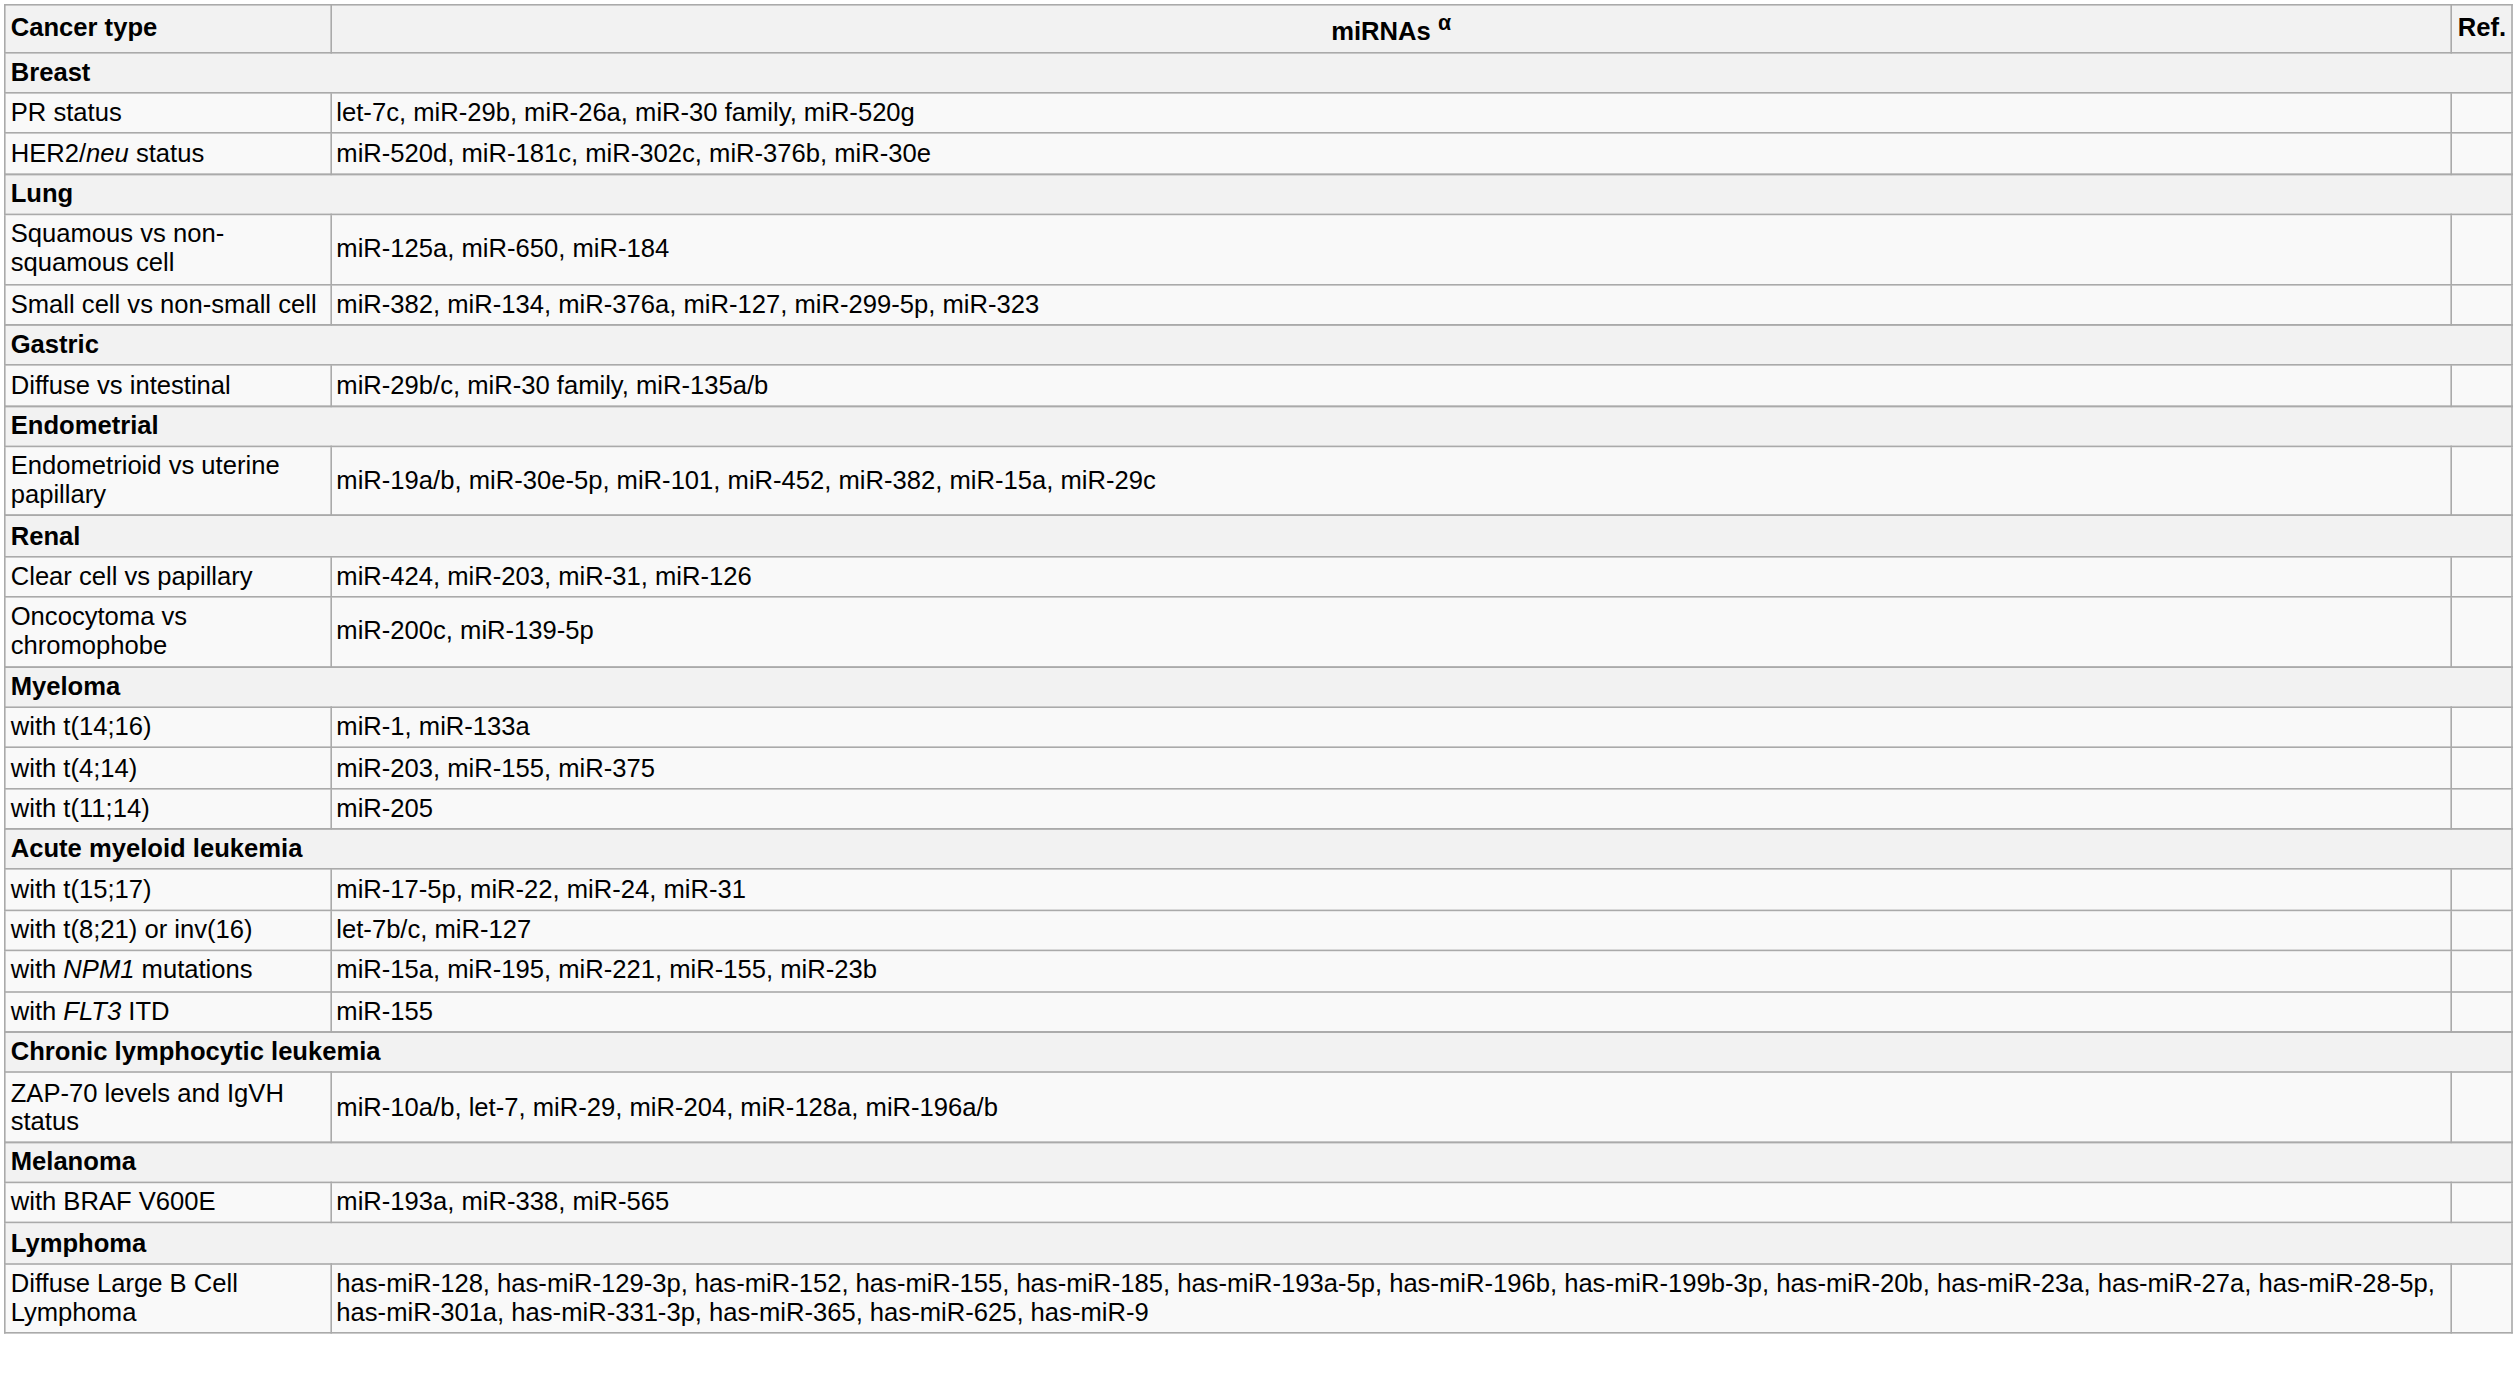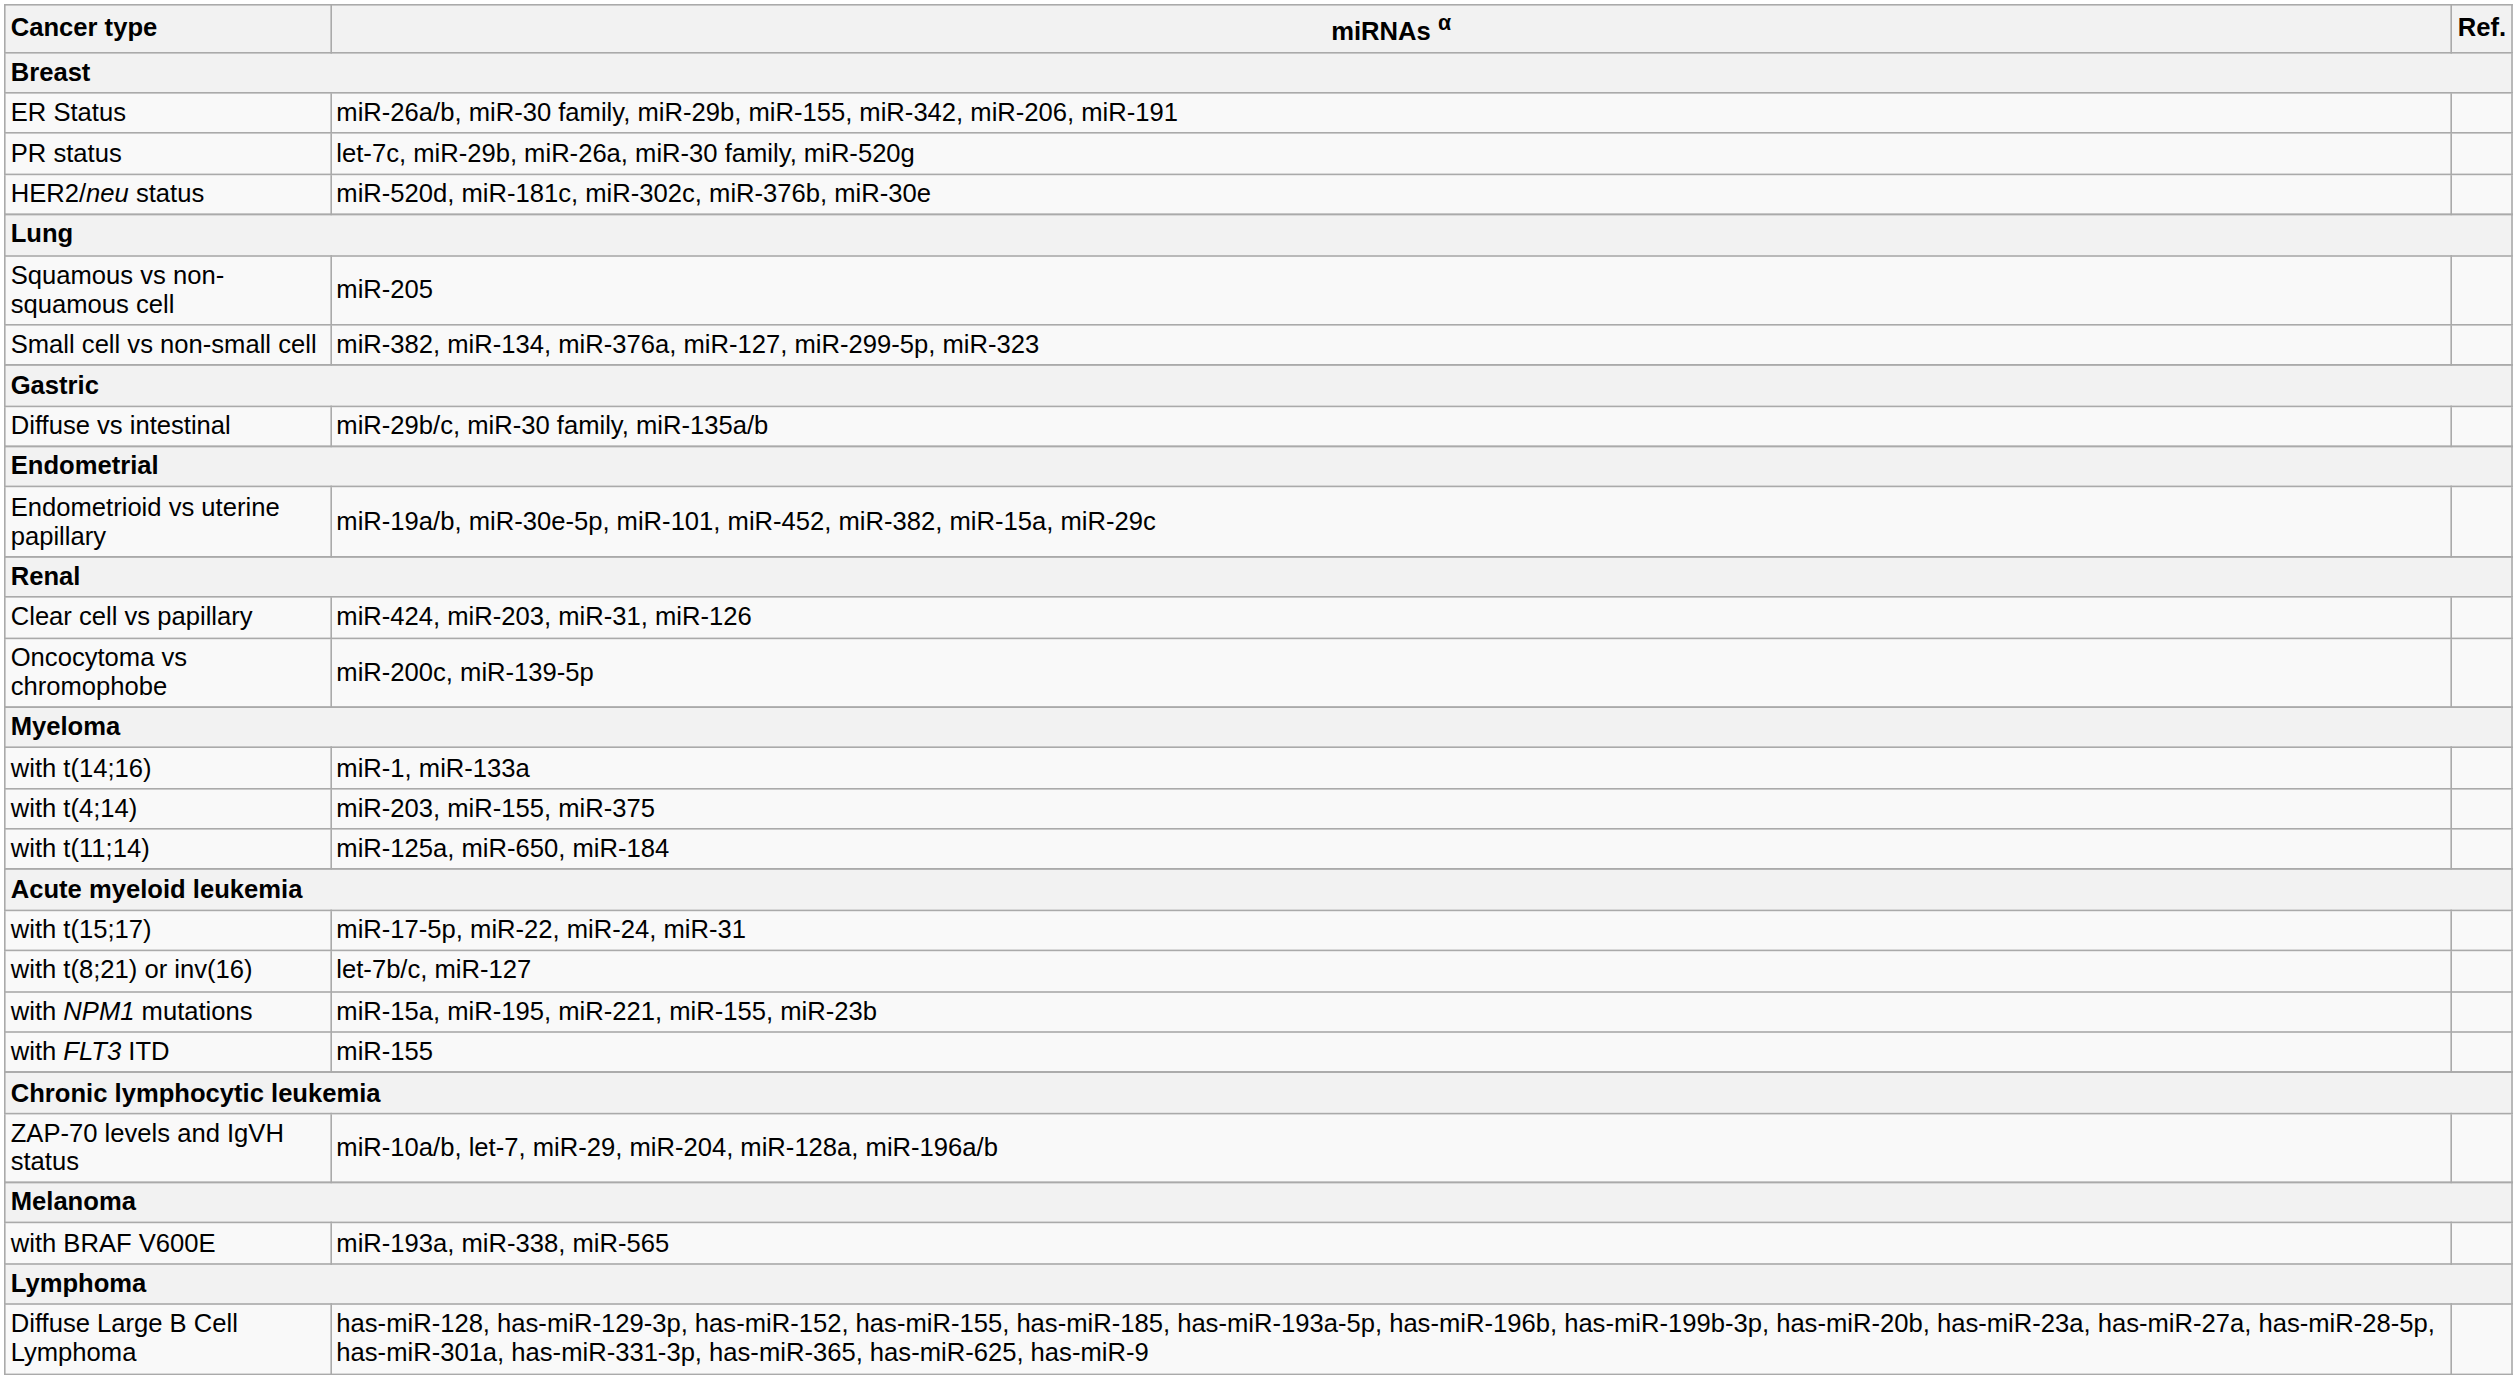+ row: (68, 112)
(503, 249) miR-125a, miR-650, miR-184 -> (385, 289) miR-205
(385, 808) miR-205 -> (503, 848) miR-125a, miR-650, miR-184
